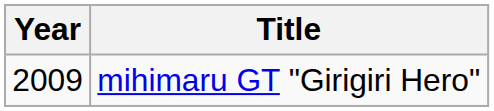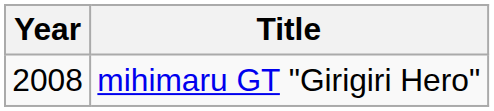(48, 79) 2009 -> (48, 79) 2008
